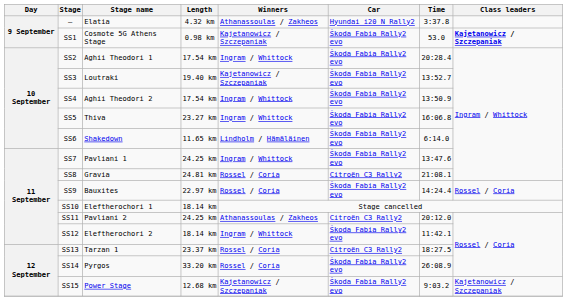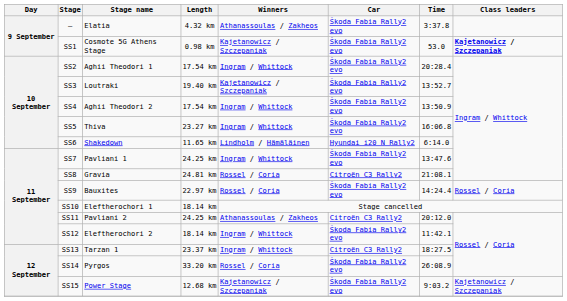(372, 22) Hyundai i20 N Rally2 -> (368, 26) Škoda Fabia Rally2 evo
(368, 138) Škoda Fabia Rally2 evo -> (372, 143) Hyundai i20 N Rally2
(250, 250) Rossel / Coria -> (256, 250) Ingram / Whittock
